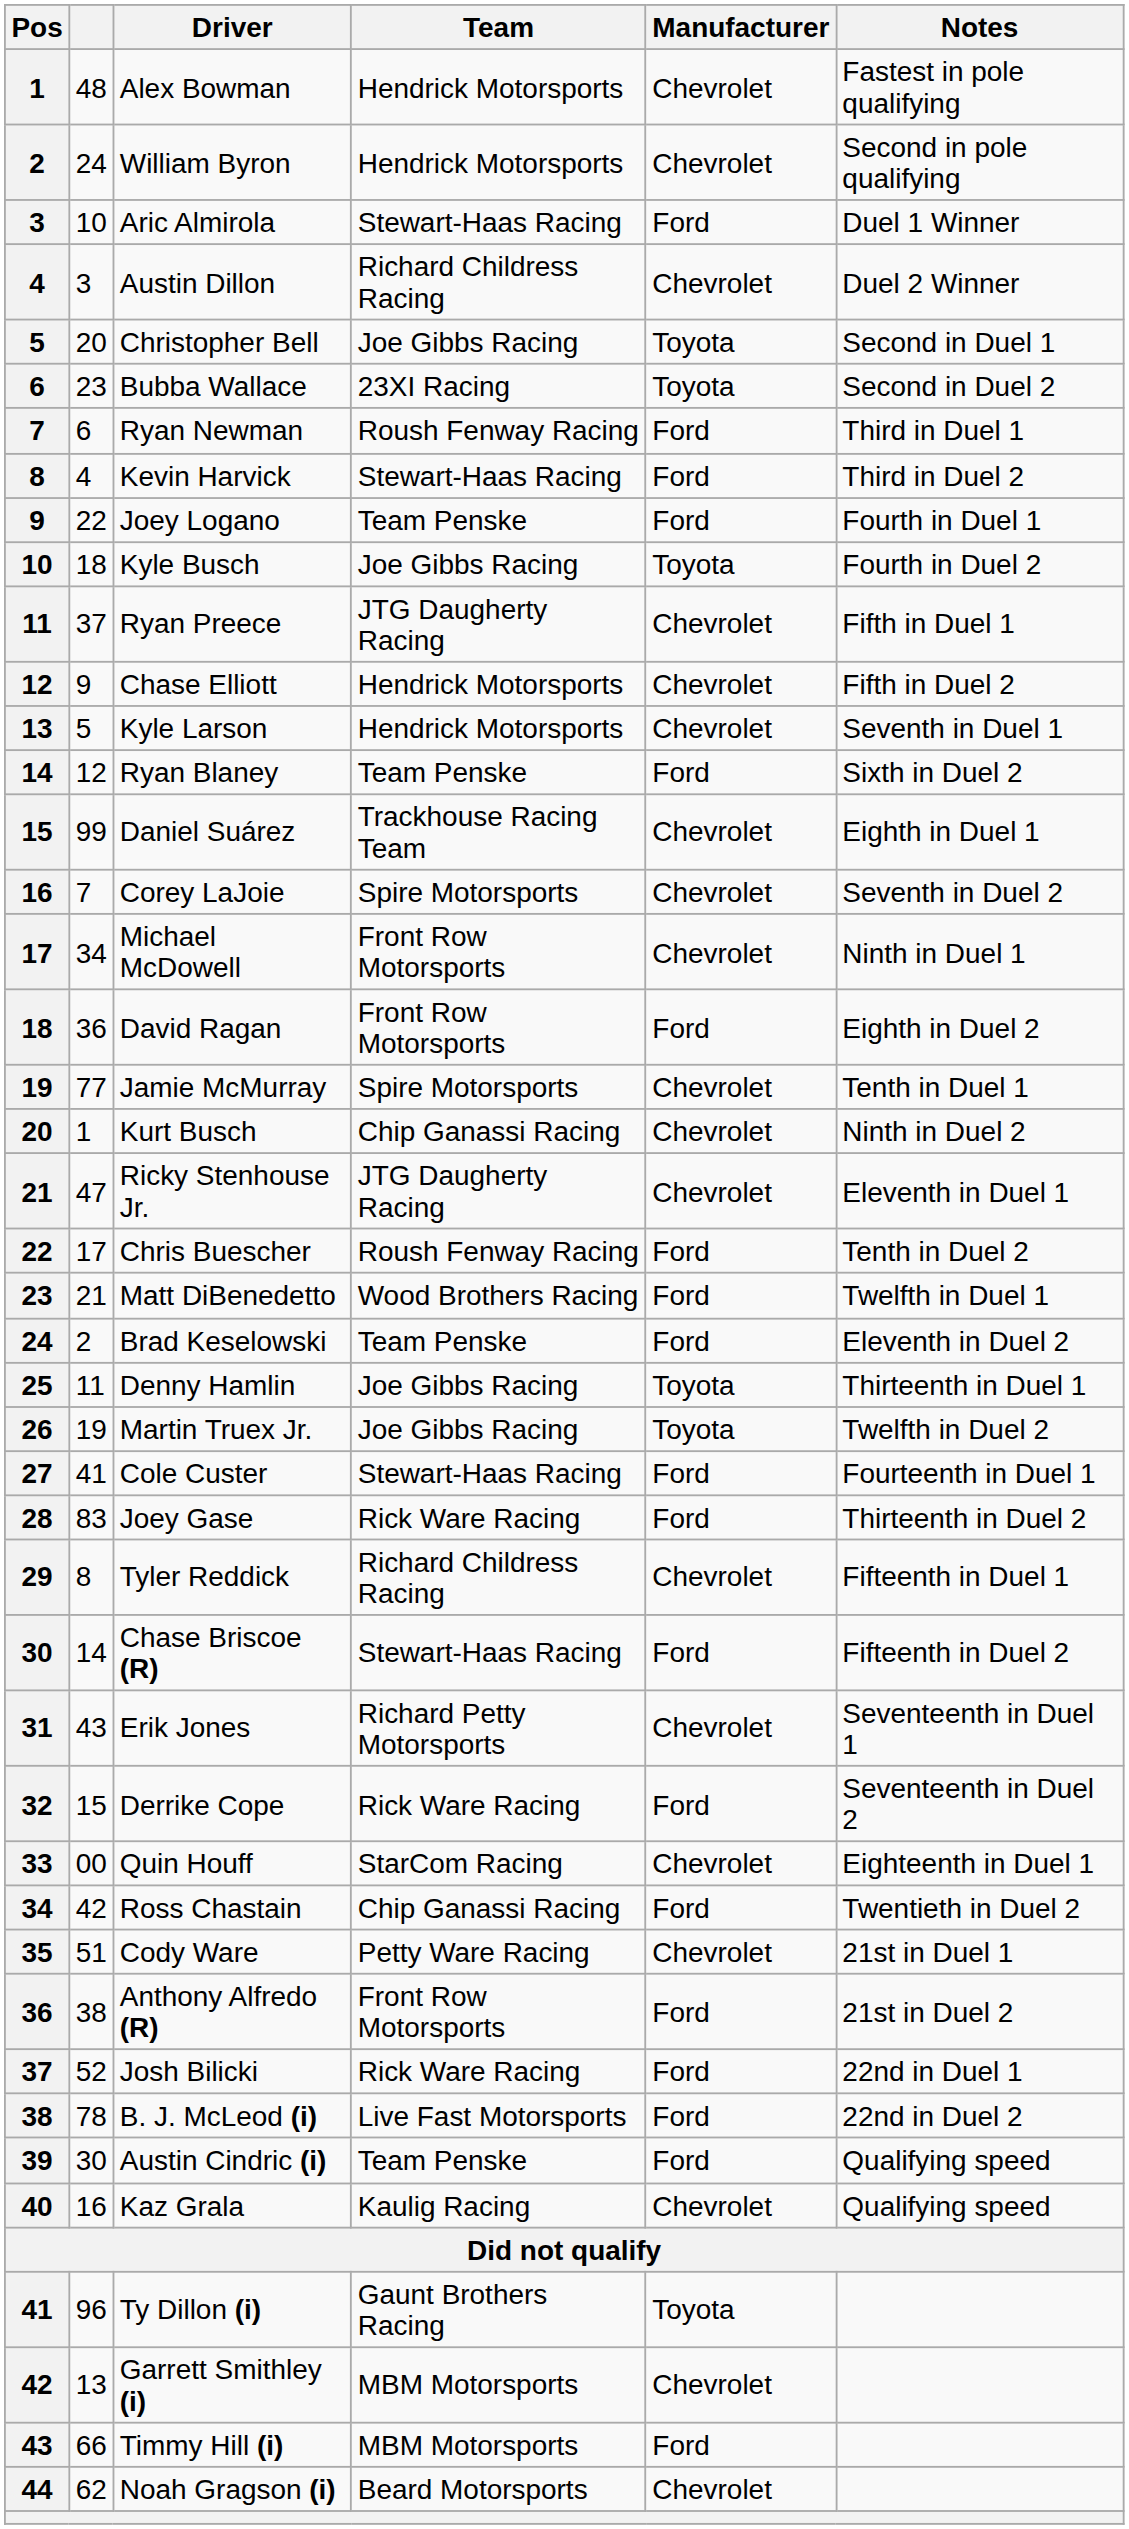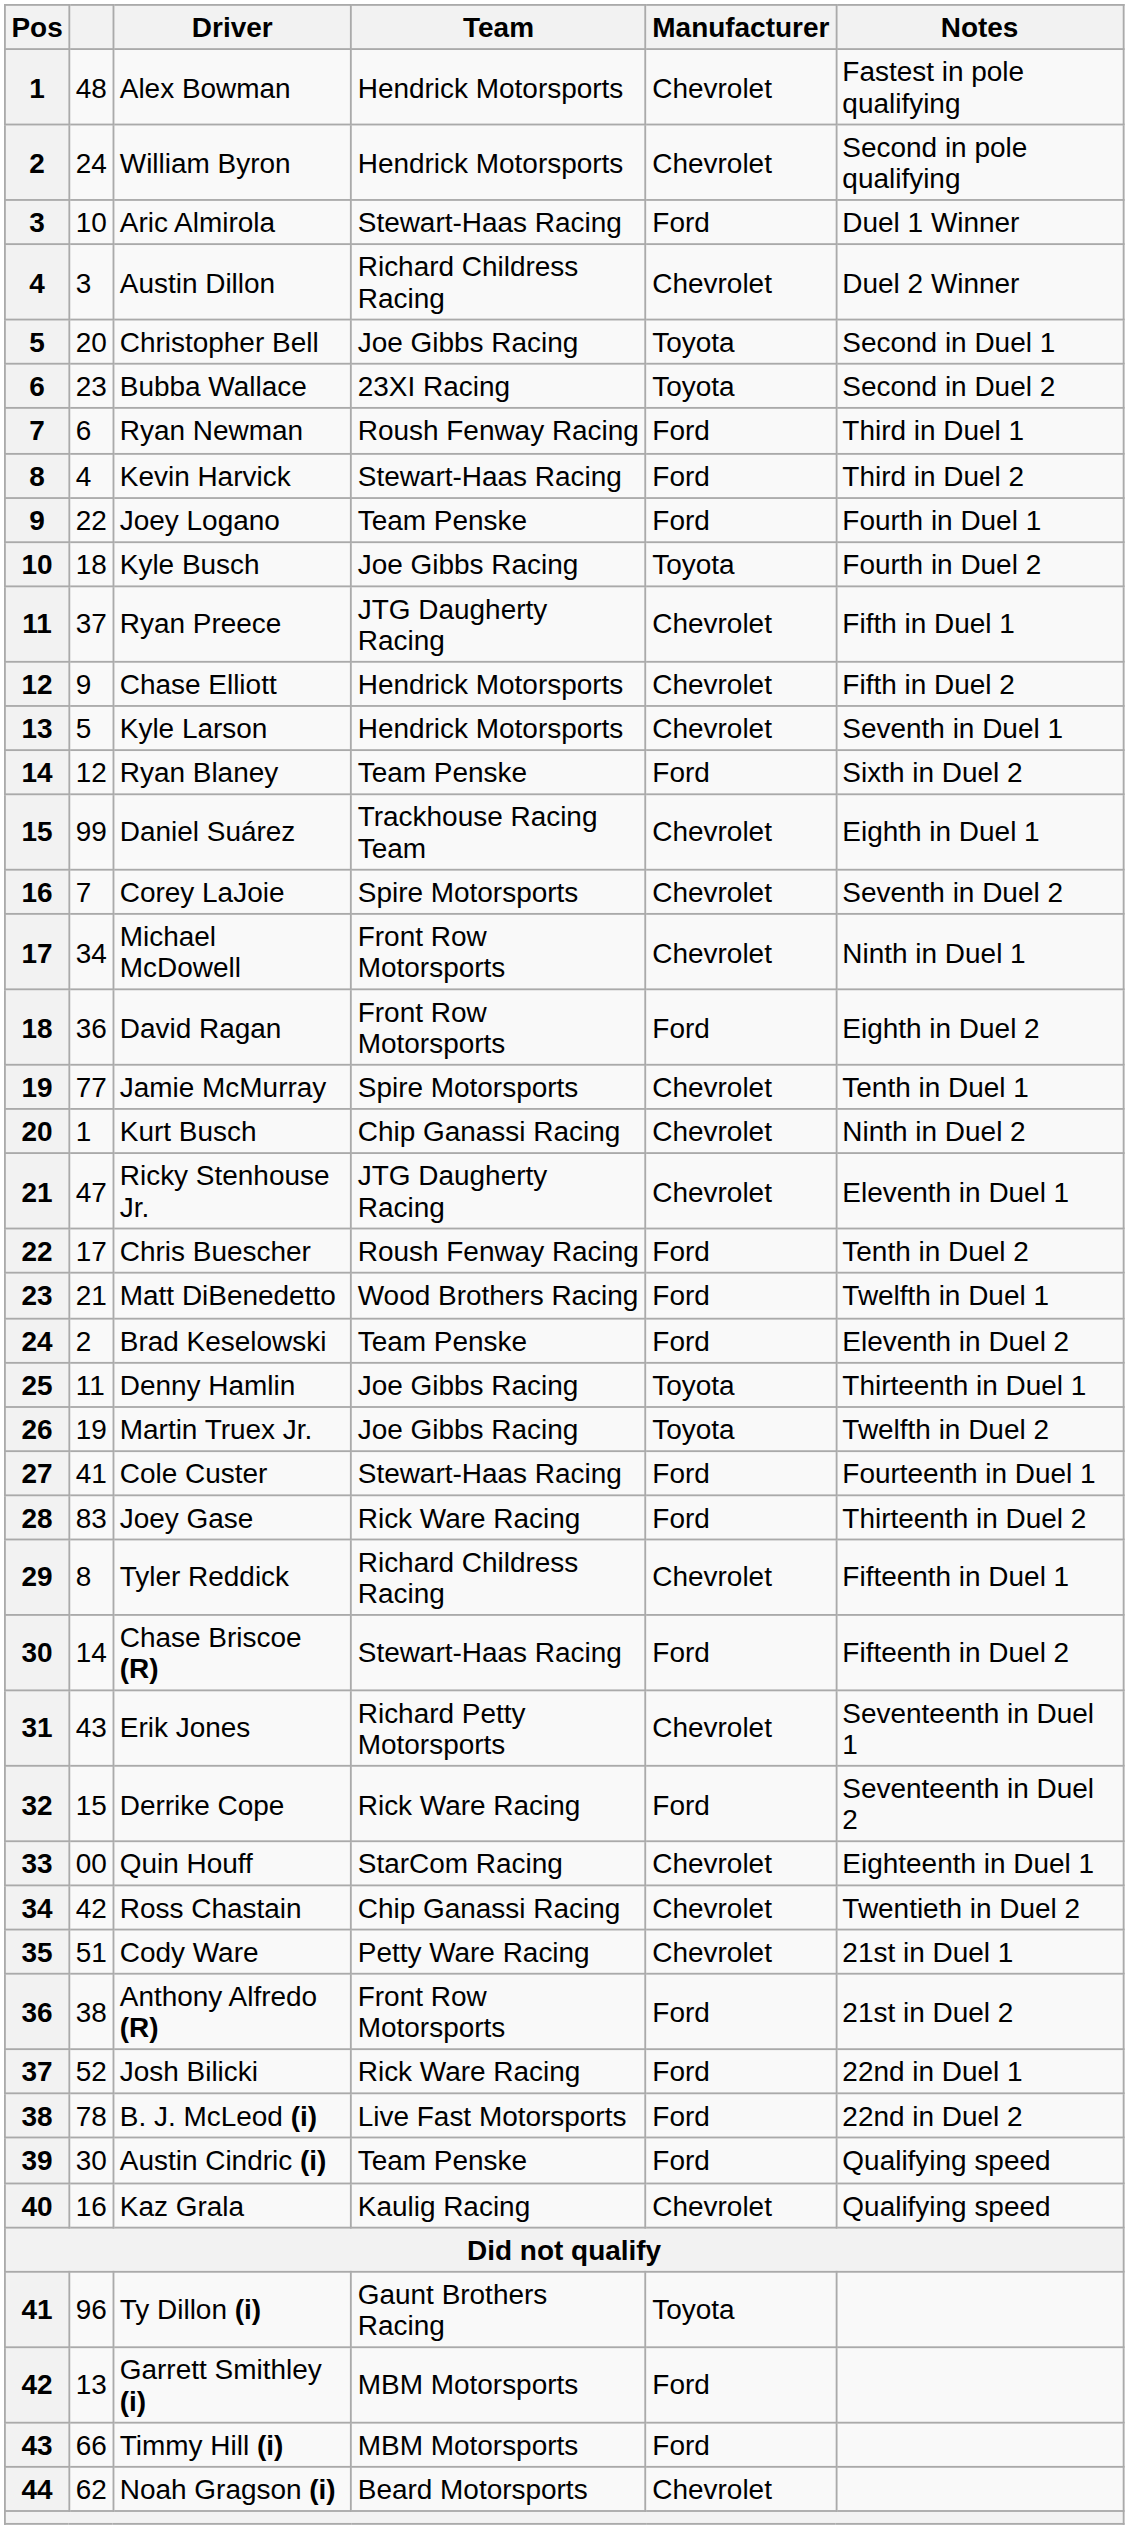(681, 1908) Ford -> (712, 1908) Chevrolet
(712, 2385) Chevrolet -> (681, 2385) Ford
